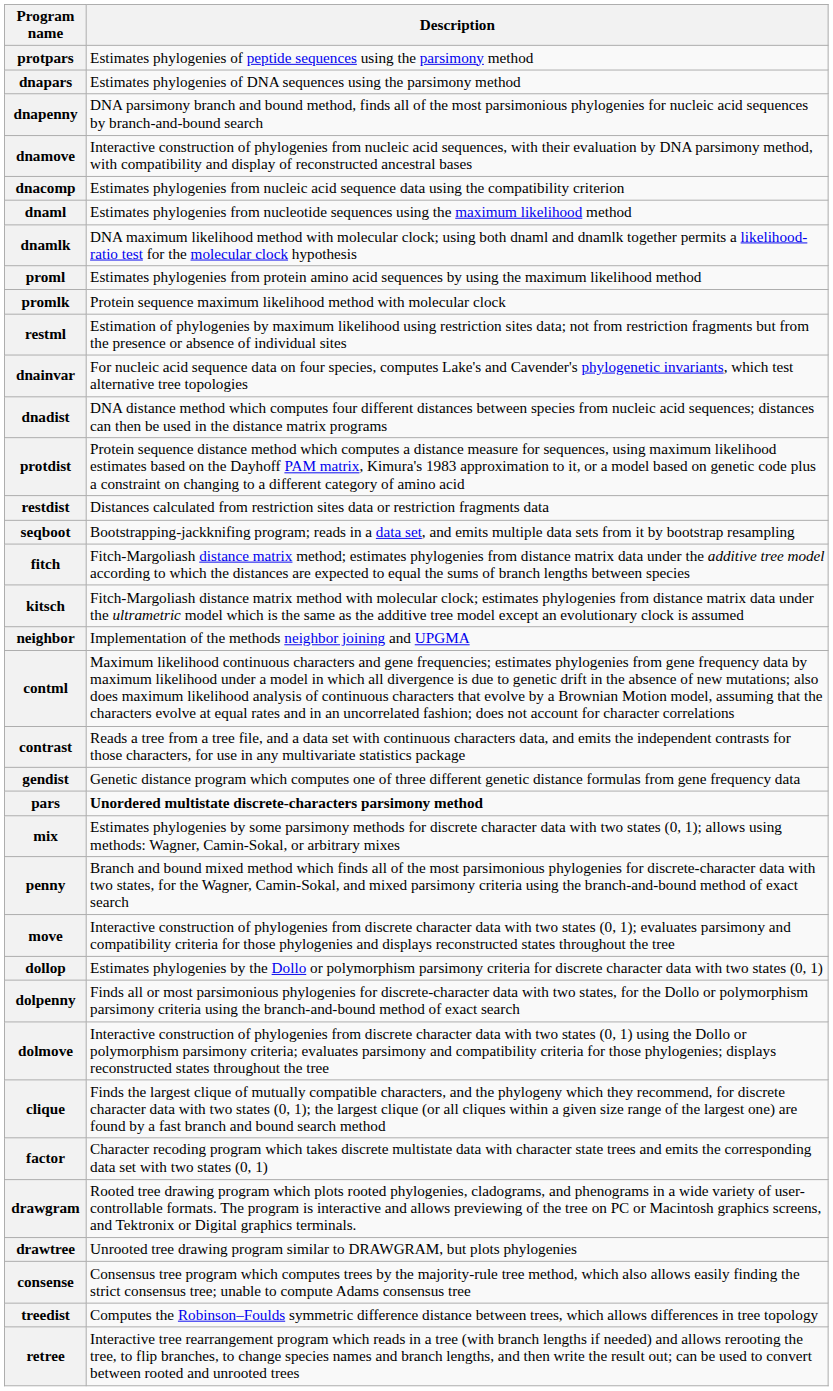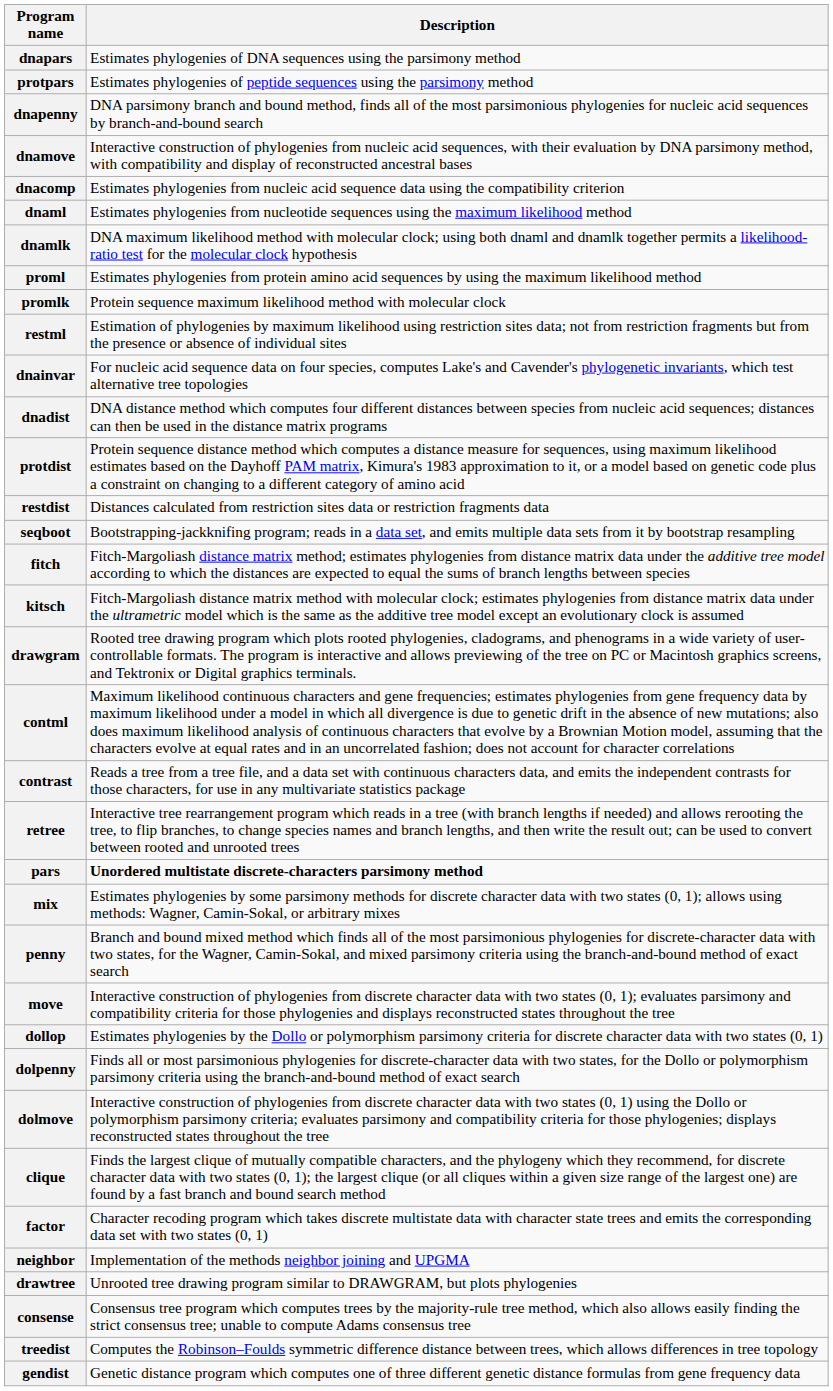rows swapped: (46, 57) <-> (46, 81)
rows swapped: (46, 638) <-> (46, 1208)
rows swapped: (46, 779) <-> (46, 1356)
